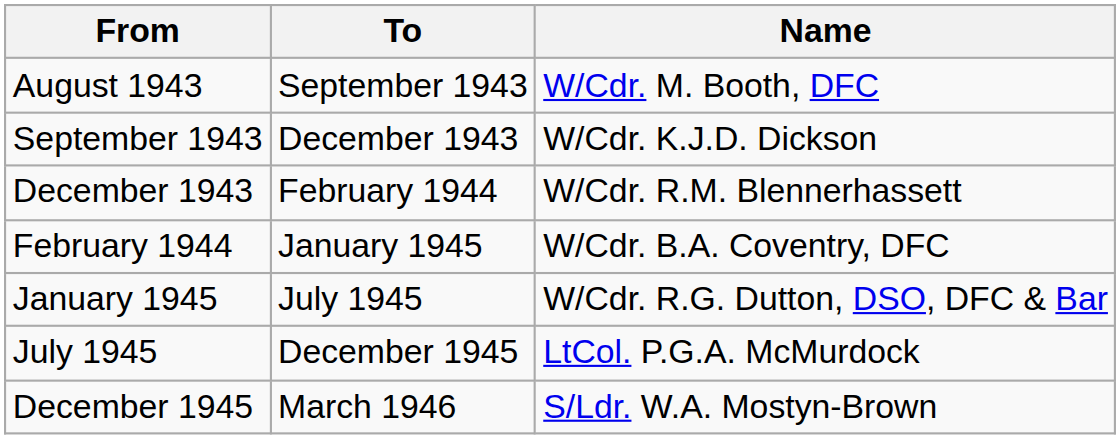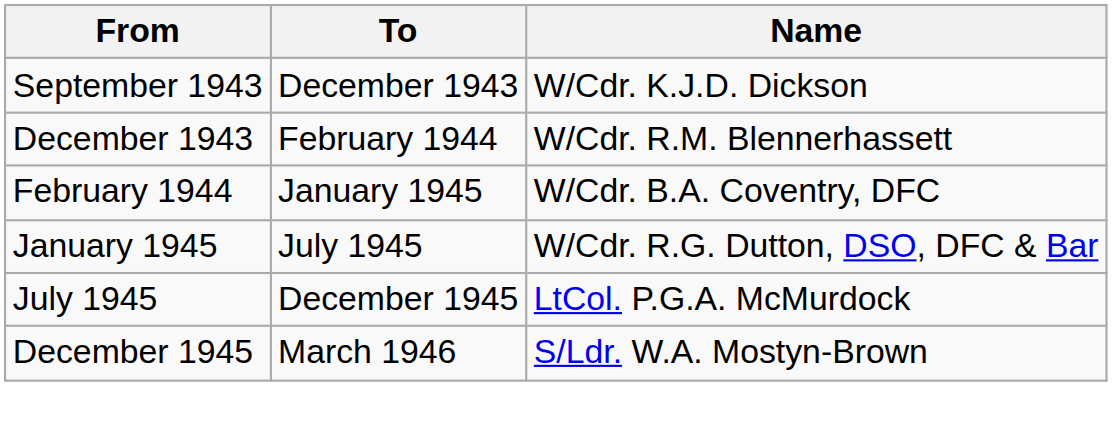- row: (108, 84)
